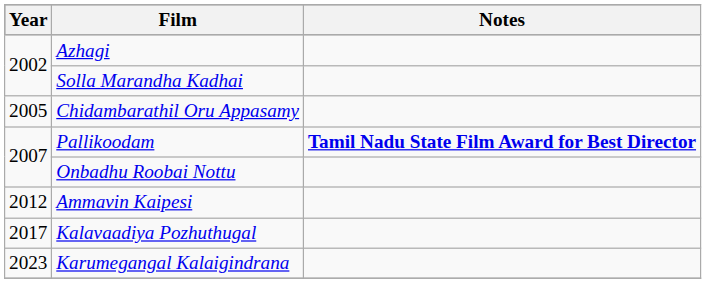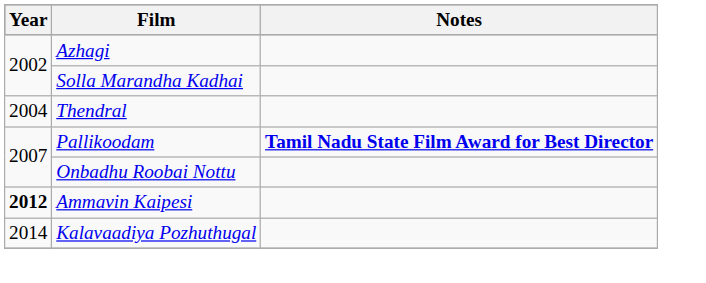+ row: (91, 111)
- row: (178, 111)
(28, 202) normal -> (28, 202) bold
(28, 232) 2017 -> (28, 232) 2014
- row: (173, 263)
